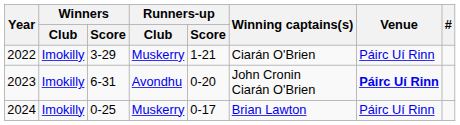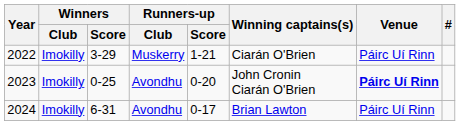(103, 82) 6-31 -> (103, 82) 0-25
(103, 110) 0-25 -> (103, 110) 6-31
(158, 110) Muskerry -> (157, 110) Avondhu
